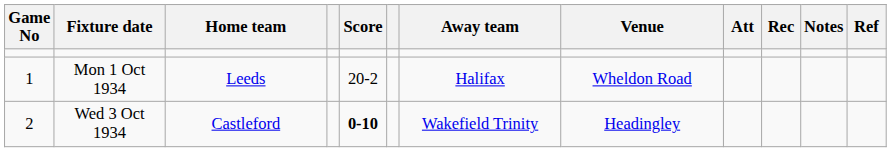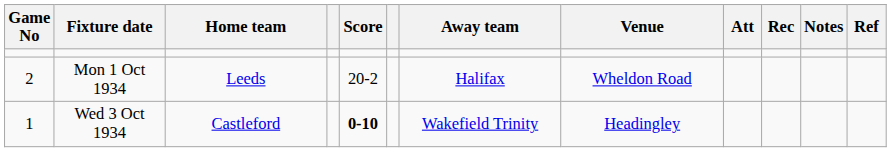(29, 79) 1 -> (29, 79) 2
(29, 123) 2 -> (29, 123) 1
